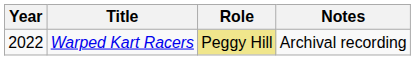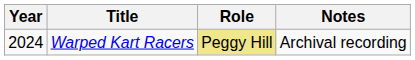(26, 42) 2022 -> (26, 42) 2024
